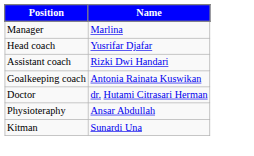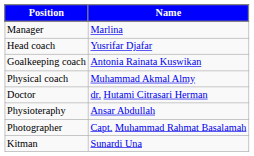- row: (39, 62)
+ row: (38, 78)
+ row: (35, 127)
